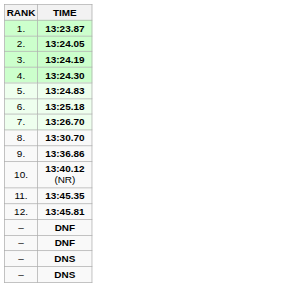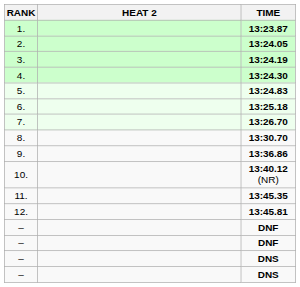+ column: (139, 13)
